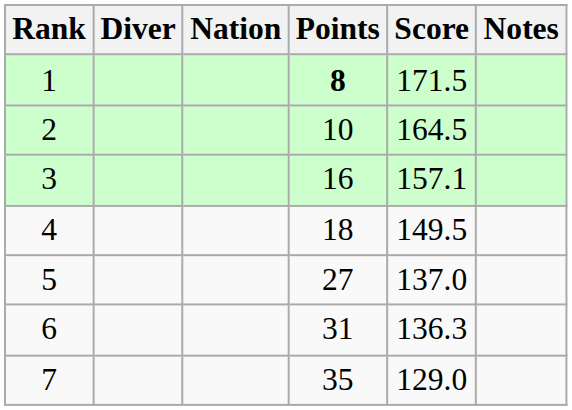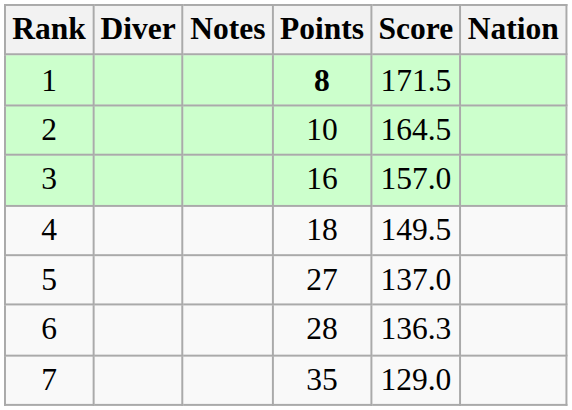columns swapped: (236, 29) <-> (521, 29)
(432, 179) 157.1 -> (416, 179) 157.0
(338, 329) 31 -> (322, 329) 28
